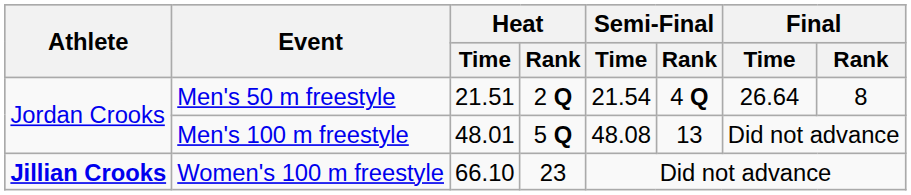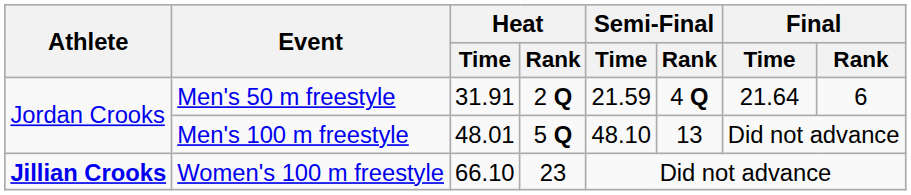(485, 97) 21.51 -> (485, 97) 31.91
(621, 97) 21.54 -> (621, 97) 21.59
(770, 97) 26.64 -> (770, 97) 21.64
(861, 97) 8 -> (861, 97) 6
(621, 134) 48.08 -> (621, 134) 48.10
